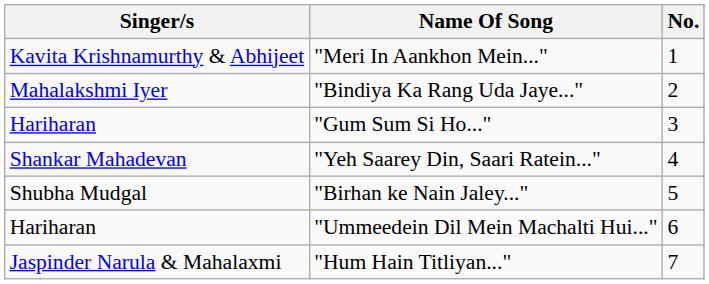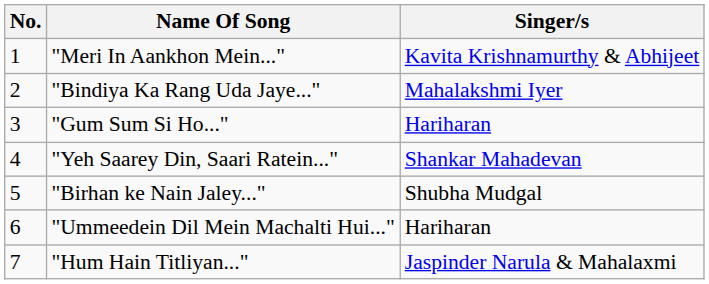columns swapped: (683, 21) <-> (157, 21)
